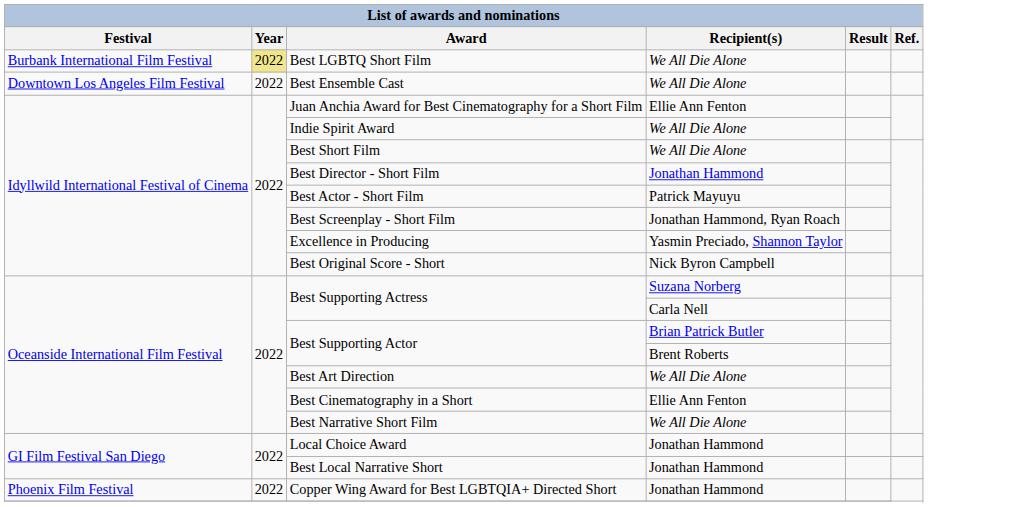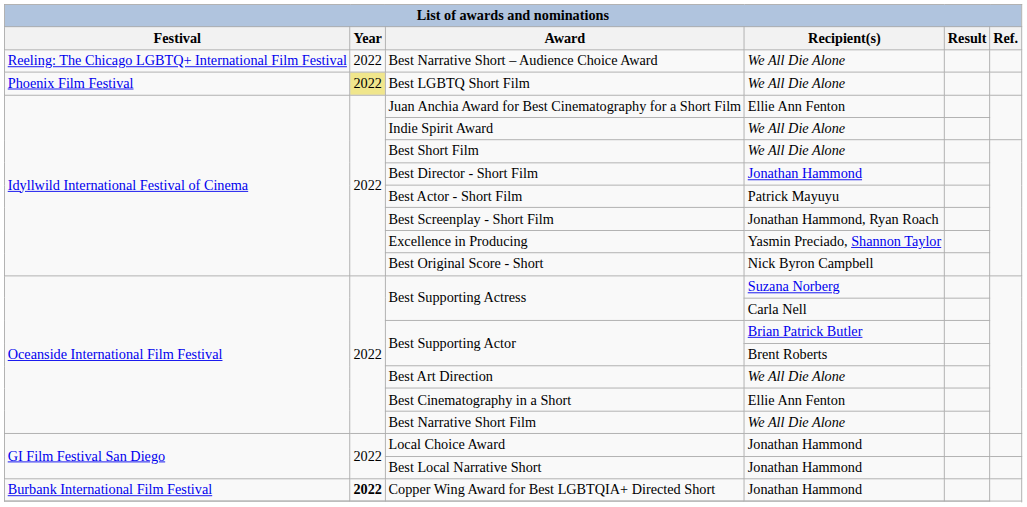+ row: (523, 60)
(110, 60) Burbank International Film Festival -> (71, 83) Phoenix Film Festival
- row: (347, 83)
(71, 490) Phoenix Film Festival -> (110, 490) Burbank International Film Festival
(269, 490) normal -> (368, 490) bold
